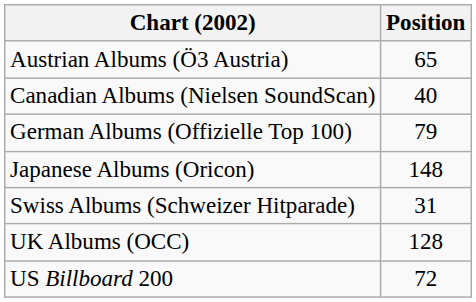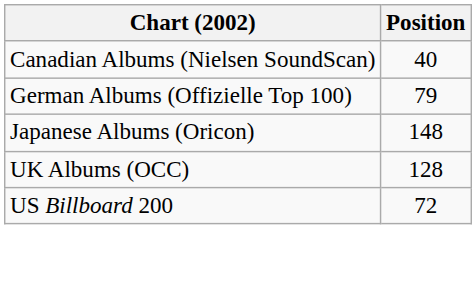- row: (149, 59)
- row: (182, 205)
